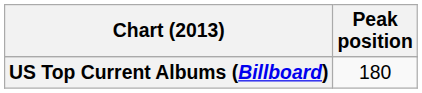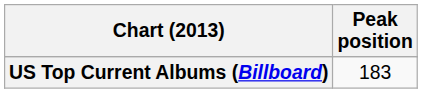(375, 72) 180 -> (375, 72) 183
